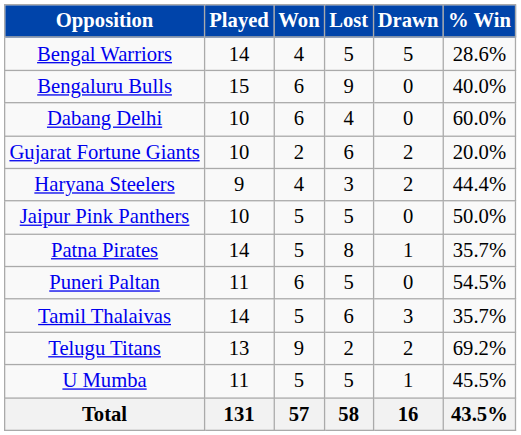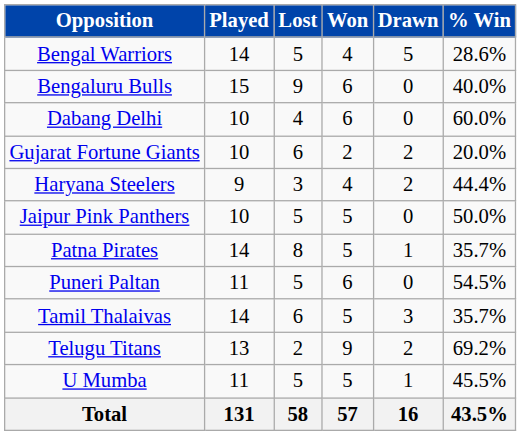columns swapped: (299, 20) <-> (349, 20)
